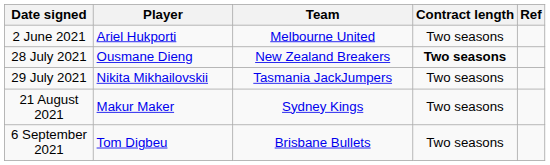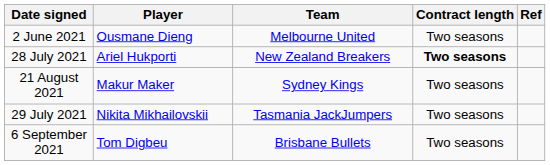(136, 36) Ariel Hukporti -> (145, 36) Ousmane Dieng
(145, 57) Ousmane Dieng -> (136, 57) Ariel Hukporti
rows swapped: (49, 78) <-> (49, 106)
